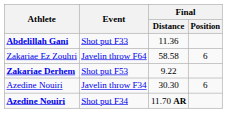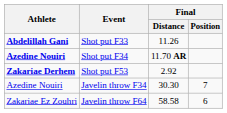(169, 41) 11.36 -> (169, 41) 11.26
rows swapped: (105, 101) <-> (114, 56)
(169, 71) 9.22 -> (169, 71) 2.92
(205, 86) 6 -> (205, 86) 7
